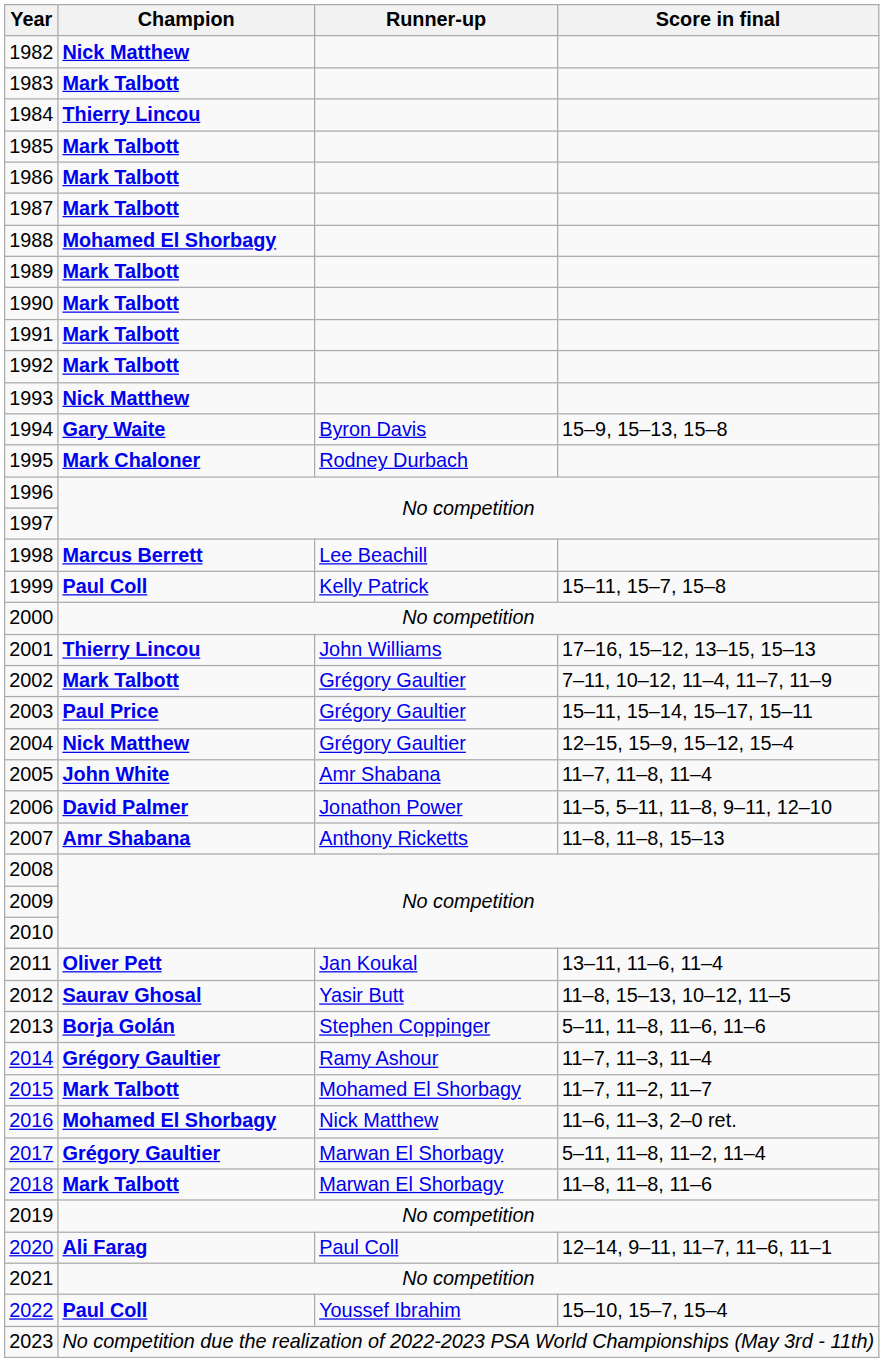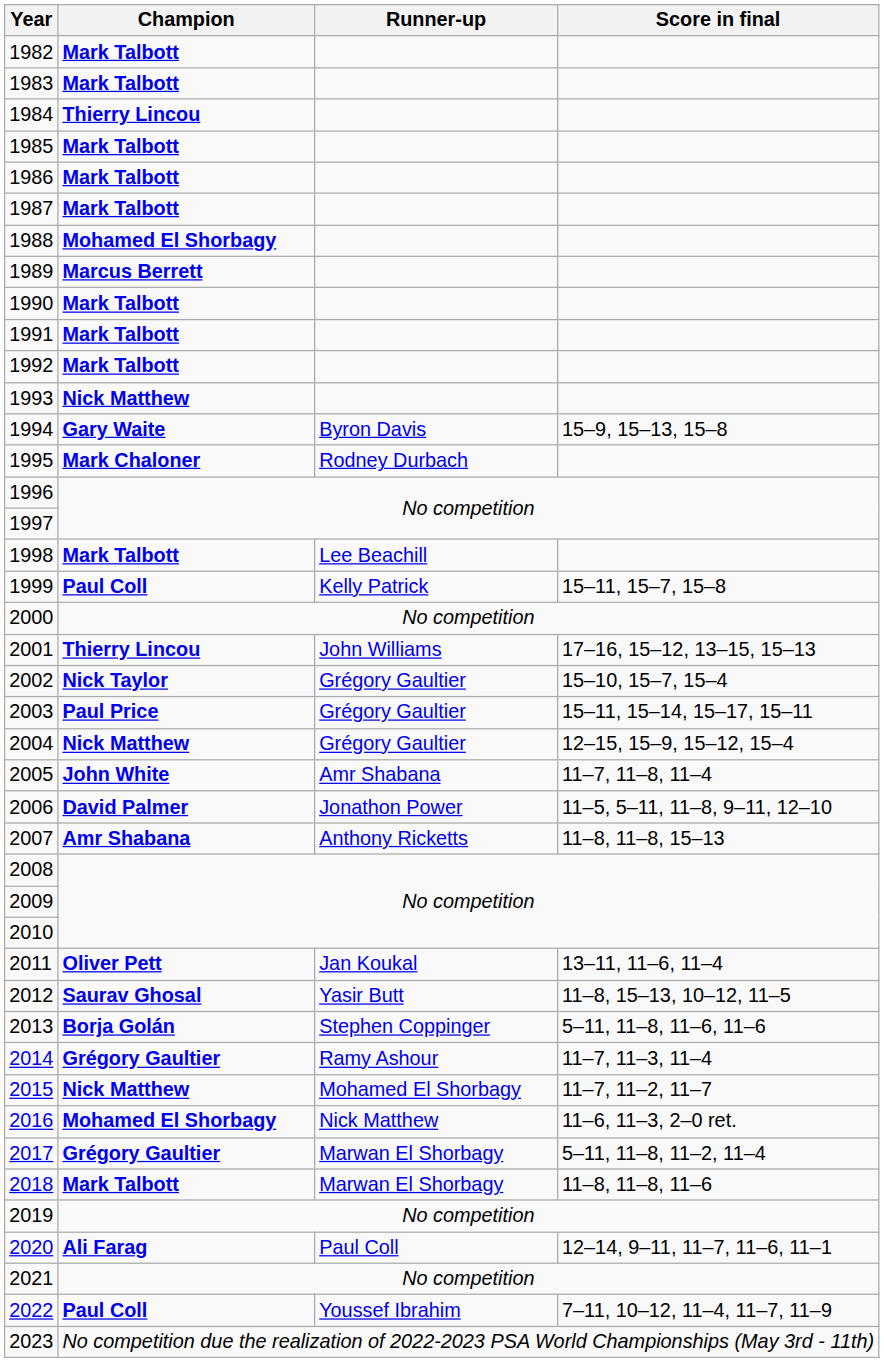(126, 51) Nick Matthew -> (121, 51) Mark Talbott
(121, 271) Mark Talbott -> (132, 271) Marcus Berrett
(132, 555) Marcus Berrett -> (121, 555) Mark Talbott
(121, 680) Mark Talbott -> (115, 680) Nick Taylor
(697, 680) 7–11, 10–12, 11–4, 11–7, 11–9 -> (645, 680) 15–10, 15–7, 15–4
(121, 1090) Mark Talbott -> (126, 1090) Nick Matthew
(645, 1310) 15–10, 15–7, 15–4 -> (697, 1310) 7–11, 10–12, 11–4, 11–7, 11–9
